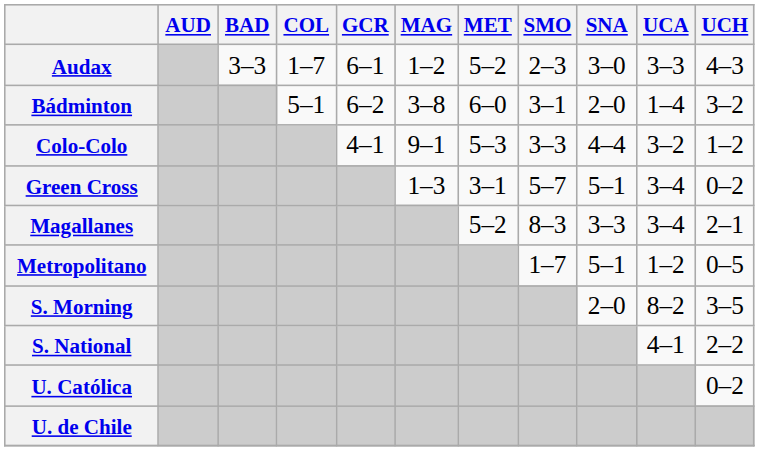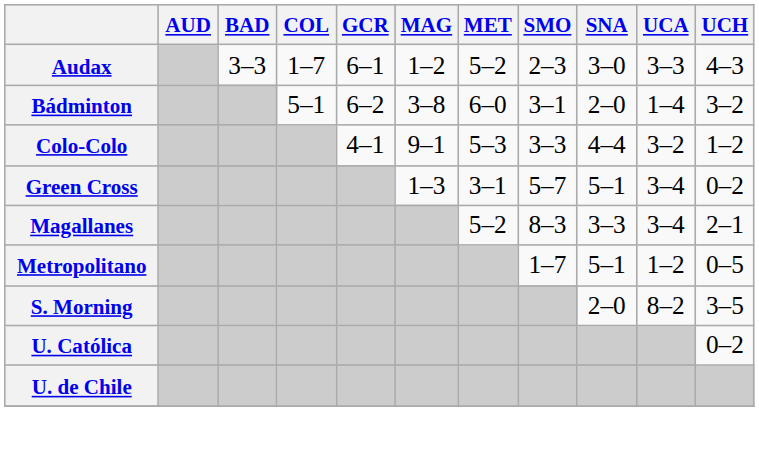- row: (82, 346)
